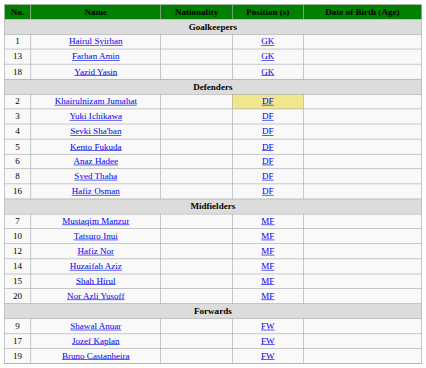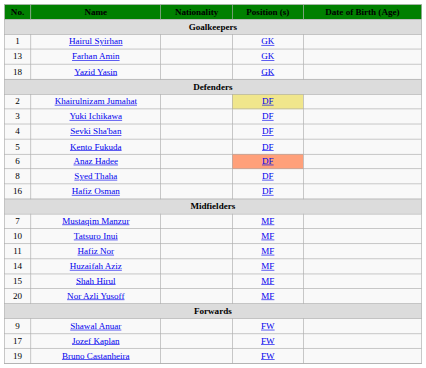(268, 161) no background -> (268, 161) lightsalmon background
(18, 251) 12 -> (18, 251) 11
